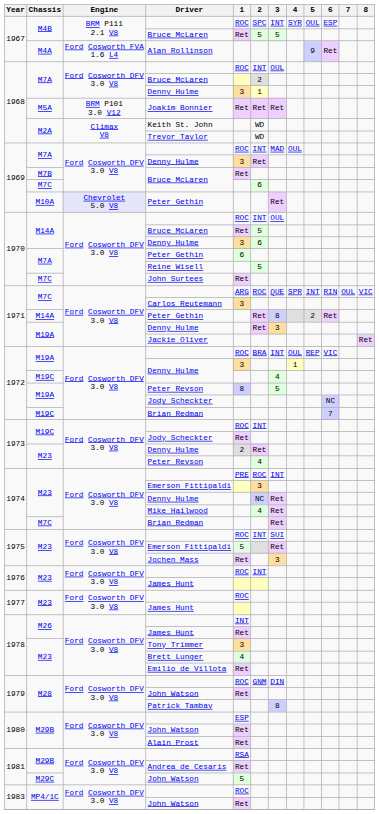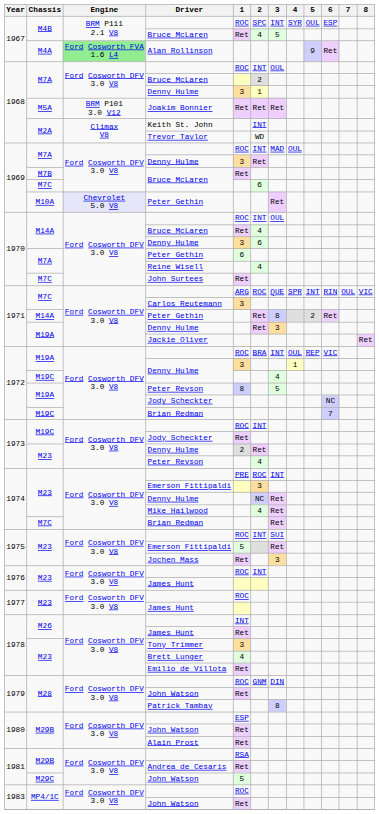(260, 35) 5 -> (260, 35) 4
(104, 51) no background -> (104, 51) lightgreen background
(260, 125) WD -> (260, 125) INT
(260, 231) 5 -> (260, 231) 4
(260, 267) 5 -> (260, 267) 4
